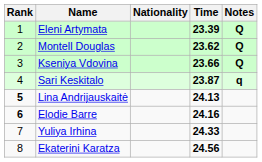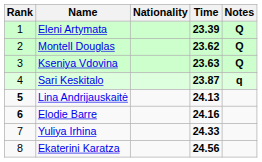(206, 64) 23.66 -> (206, 64) 23.63
